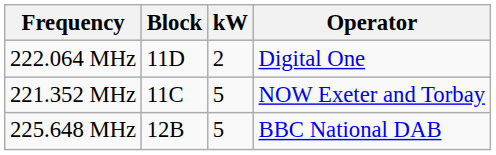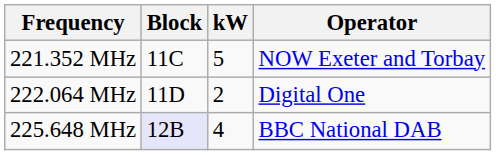rows swapped: (73, 94) <-> (73, 58)
(166, 130) no background -> (166, 130) lavender background
(218, 130) 5 -> (218, 130) 4
